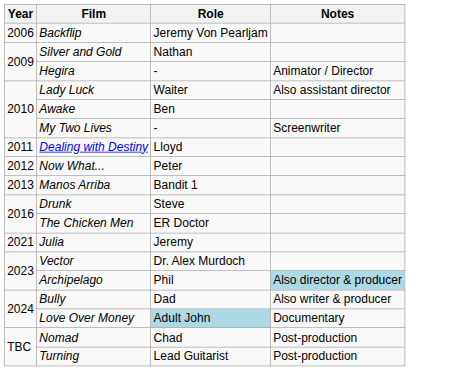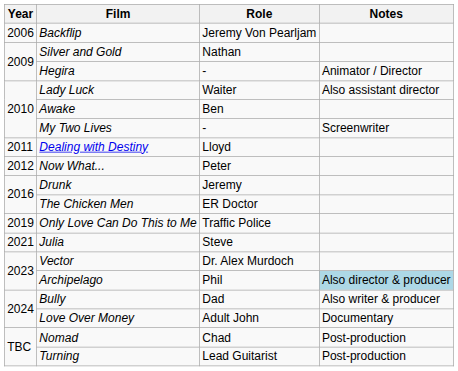- row: (75, 185)
(169, 204) Steve -> (222, 185) Jeremy
+ row: (118, 223)
(173, 242) Jeremy -> (218, 242) Steve
(182, 318) lightblue background -> (231, 318) no background
